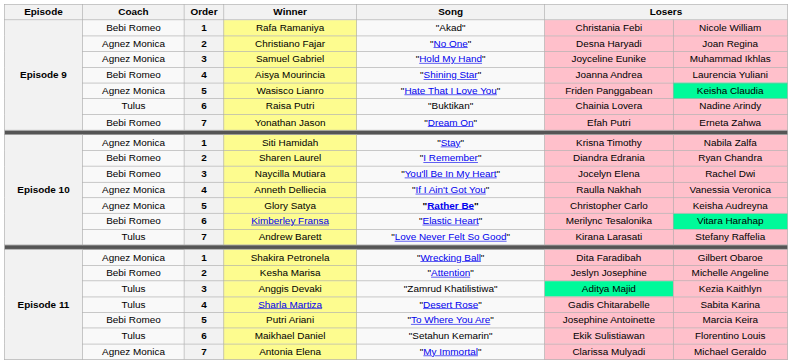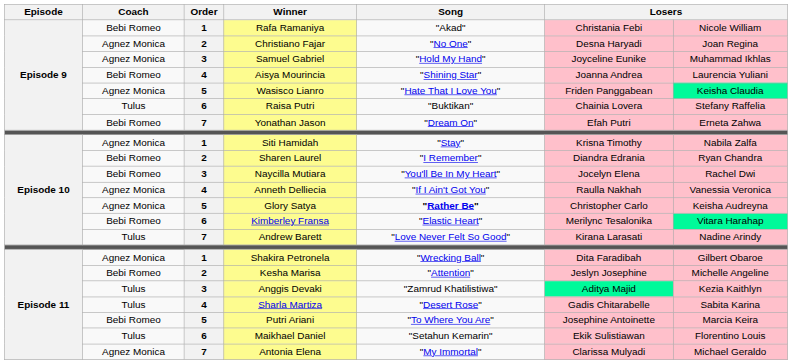(730, 106) Nadine Arindy -> (730, 106) Stefany Raffelia
(730, 237) Stefany Raffelia -> (730, 237) Nadine Arindy
